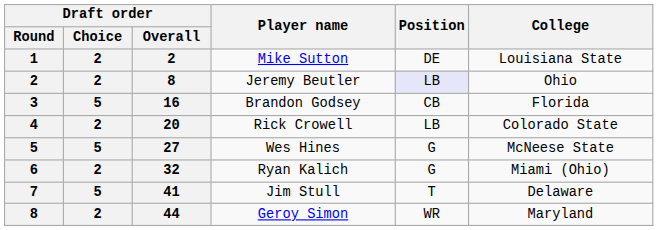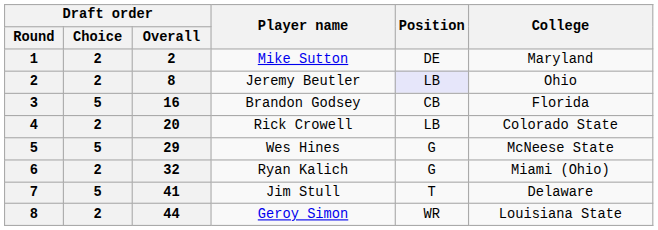(560, 60) Louisiana State -> (560, 60) Maryland
(171, 149) 27 -> (171, 149) 29
(560, 215) Maryland -> (560, 215) Louisiana State
